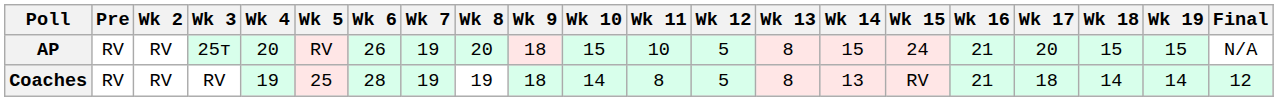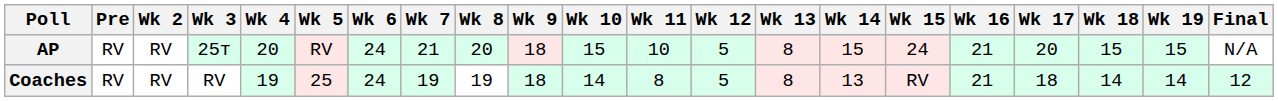(375, 50) 26 -> (375, 50) 24
(428, 50) 19 -> (428, 50) 21
(375, 80) 28 -> (375, 80) 24
